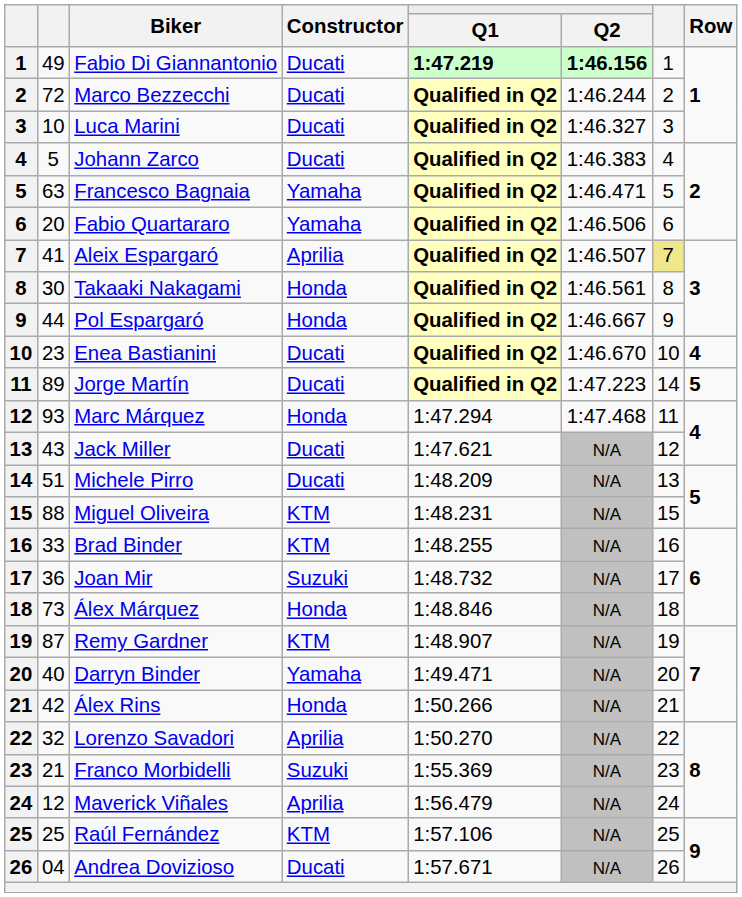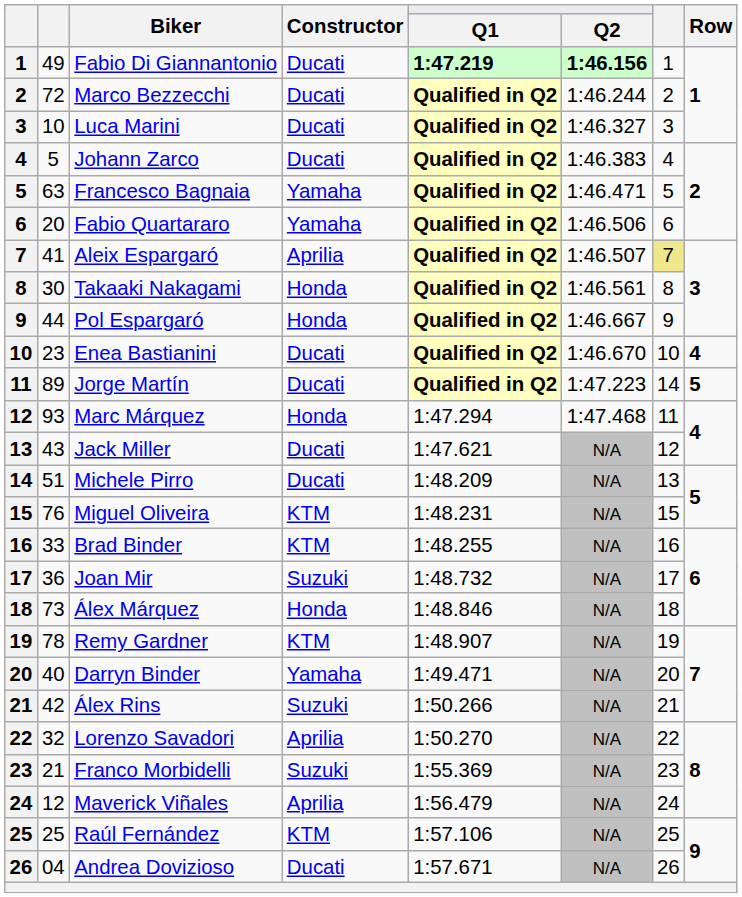(53, 512) 88 -> (53, 512) 76
(53, 641) 87 -> (53, 641) 78
(317, 705) Honda -> (317, 705) Suzuki
